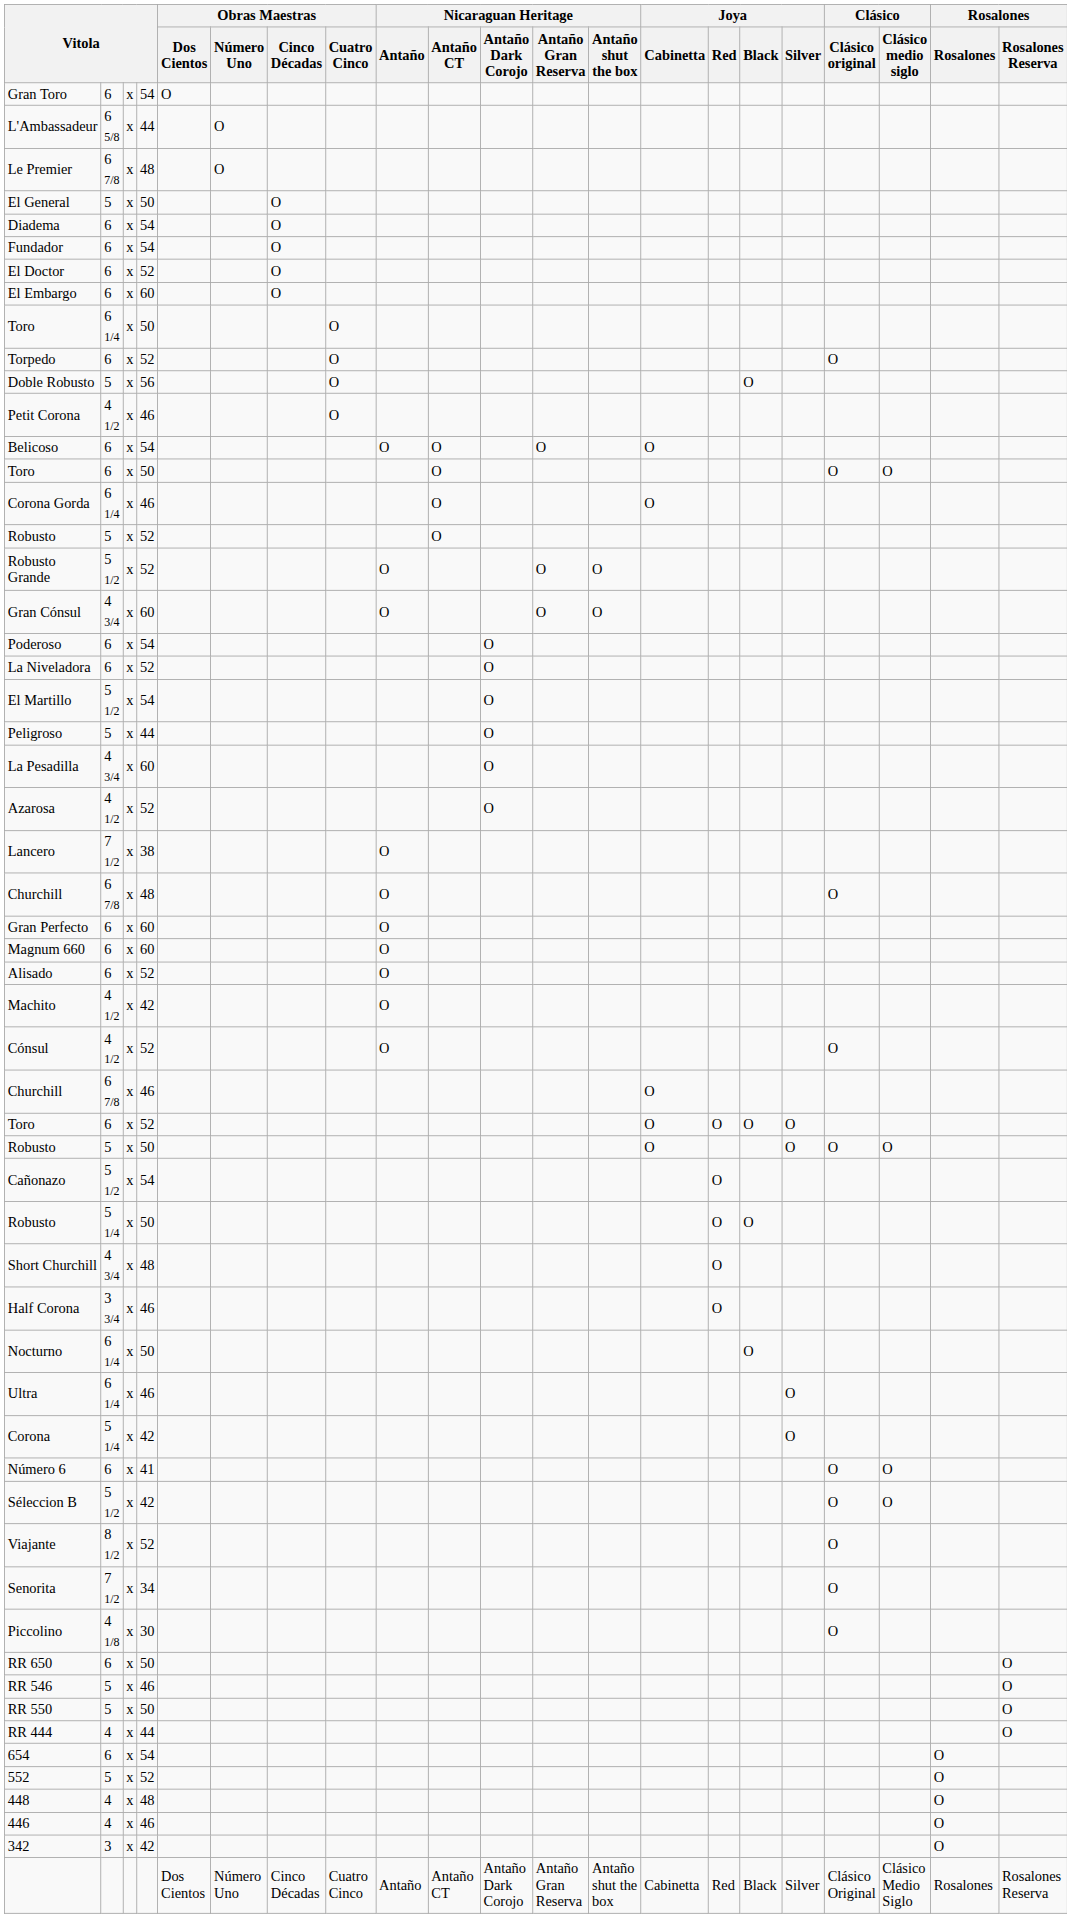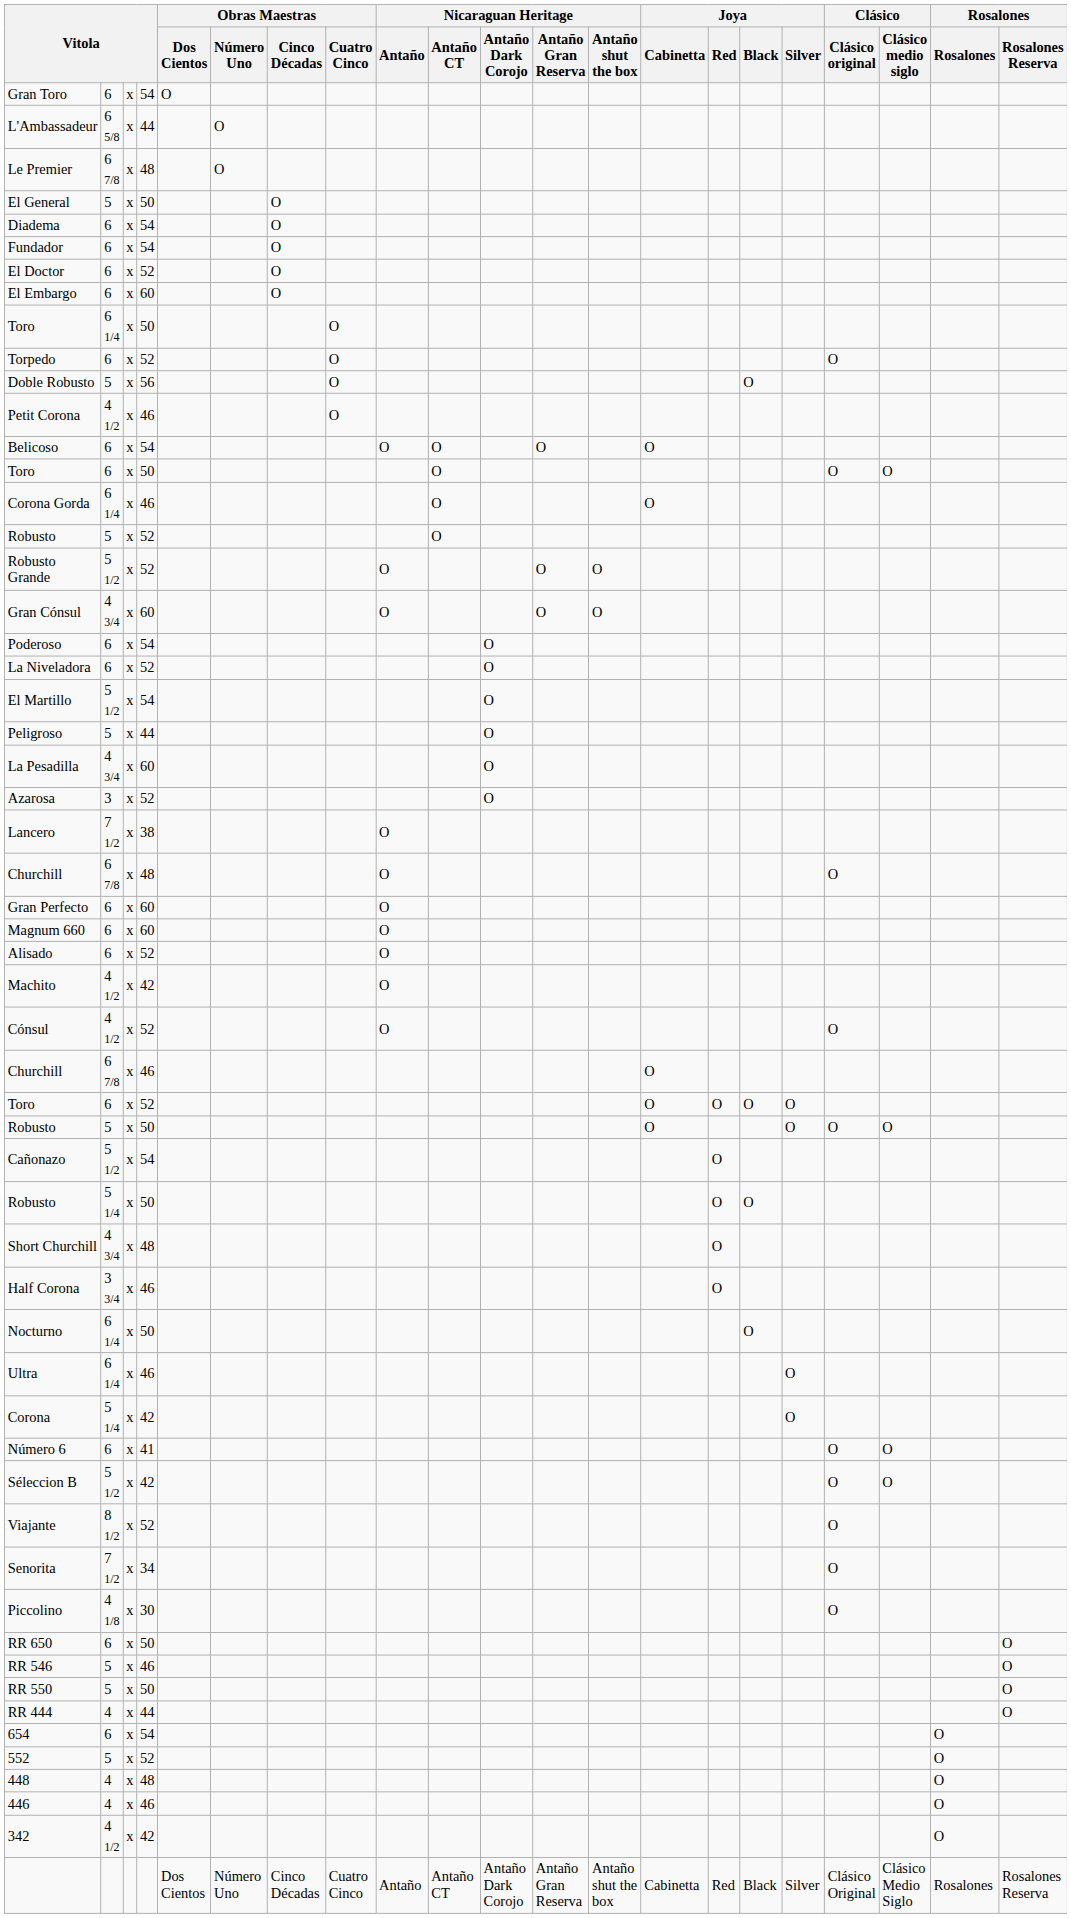(112, 808) 4 1/2 -> (108, 798) 3
(108, 1846) 3 -> (112, 1836) 4 1/2
